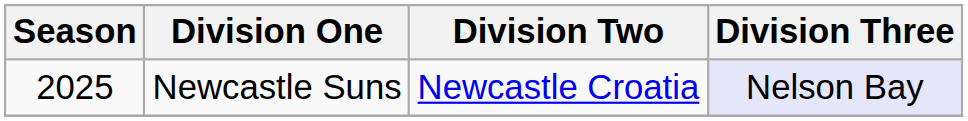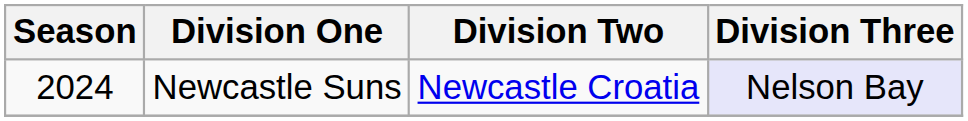(75, 87) 2025 -> (75, 87) 2024
